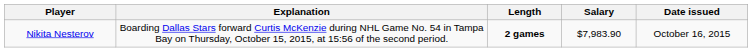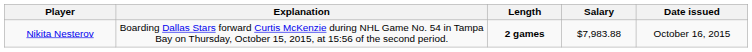(599, 33) $7,983.90 -> (599, 33) $7,983.88
